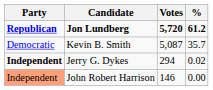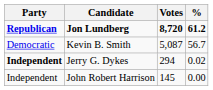(171, 28) 5,720 -> (171, 28) 8,720
(197, 45) 35.7 -> (197, 45) 56.7
(32, 77) lightsalmon background -> (32, 77) no background
(167, 77) 146 -> (167, 77) 145
